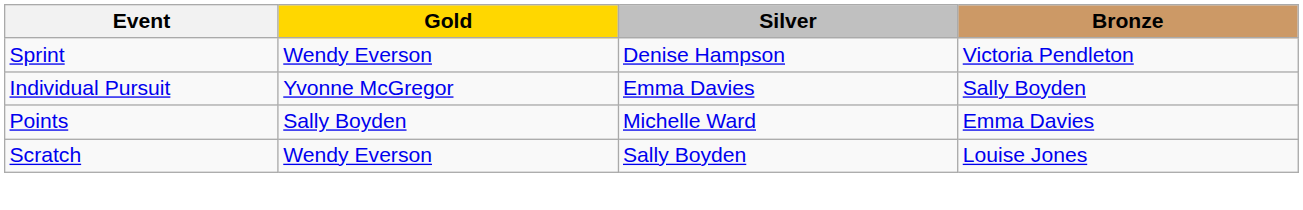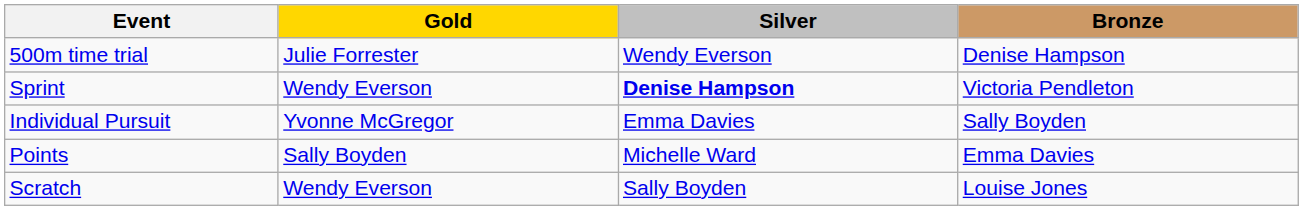+ row: (79, 54)
(704, 54) normal -> (709, 88) bold
